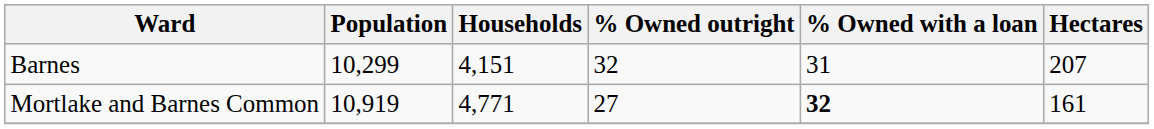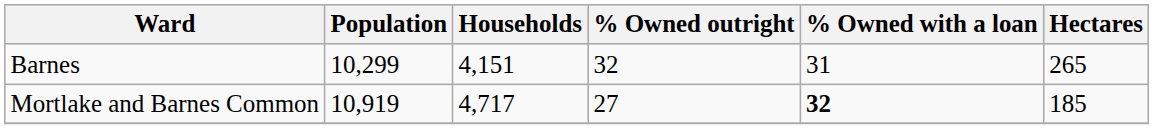(1068, 63) 207 -> (1068, 63) 265
(487, 103) 4,771 -> (487, 103) 4,717
(1068, 103) 161 -> (1068, 103) 185
